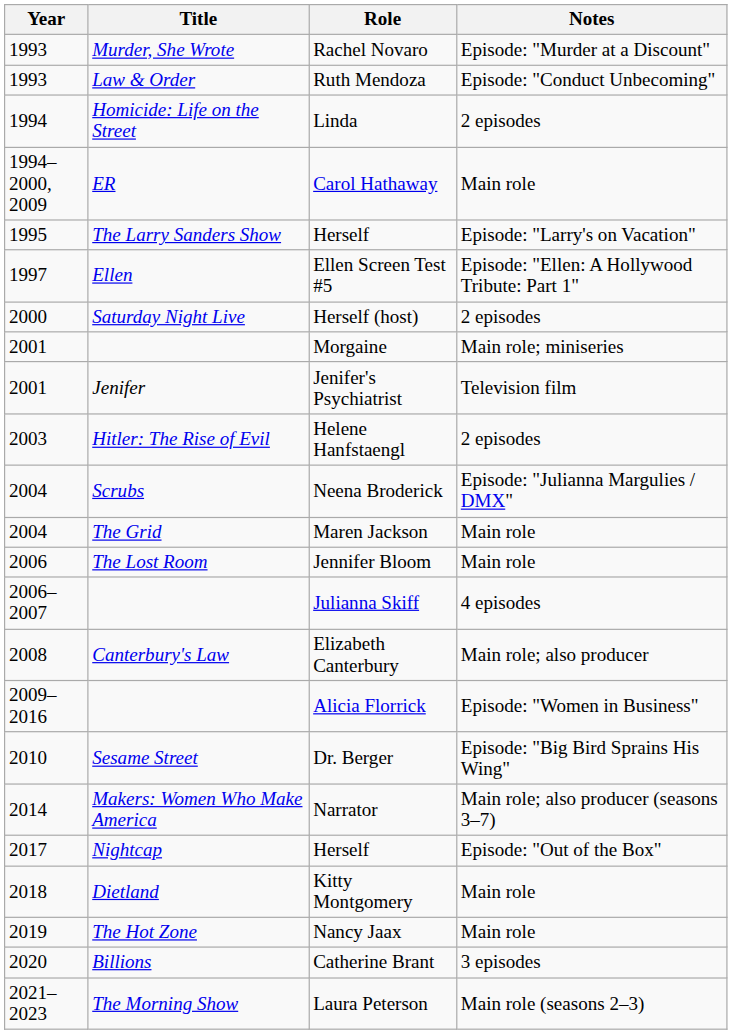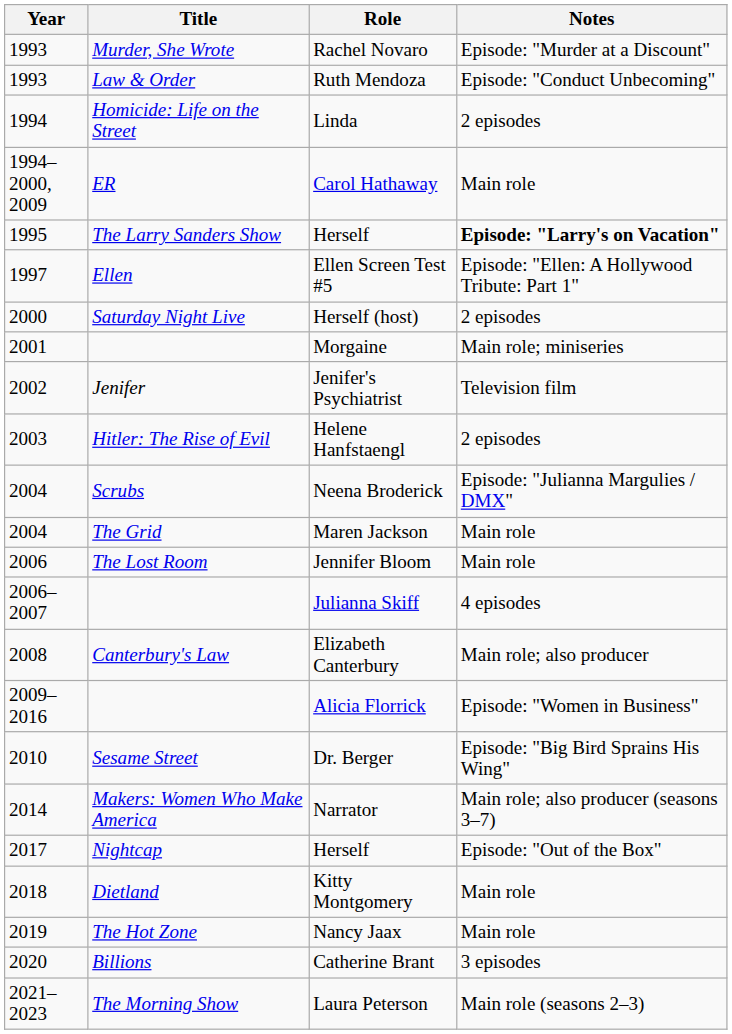(578, 234) normal -> (590, 234) bold
(28, 387) 2001 -> (28, 387) 2002
